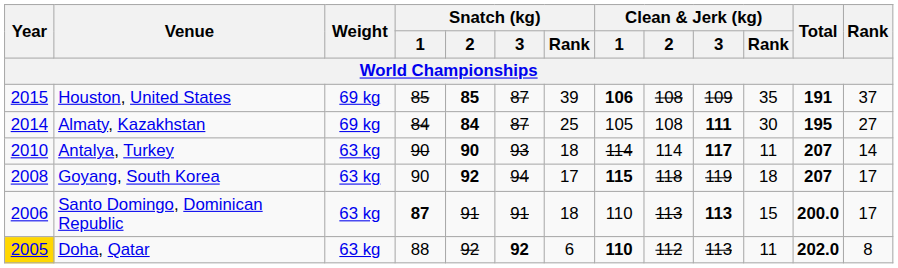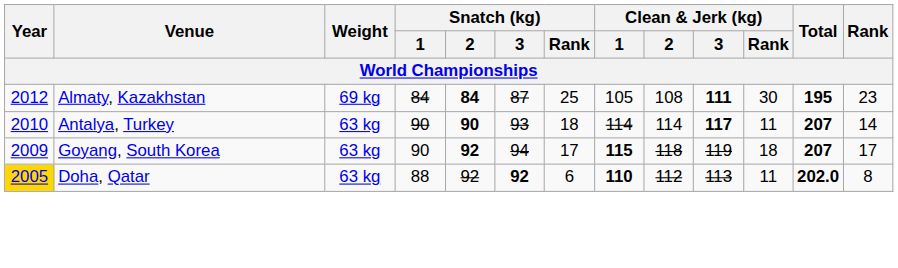- row: (145, 97)
(29, 124) 2014 -> (29, 97) 2012
(868, 124) 27 -> (868, 97) 23
(29, 177) 2008 -> (29, 151) 2009
- row: (160, 213)
